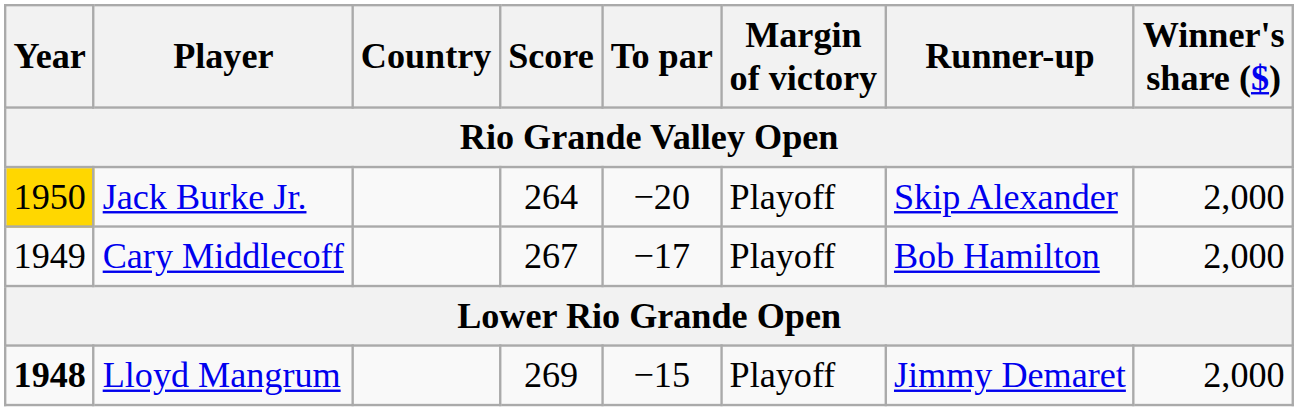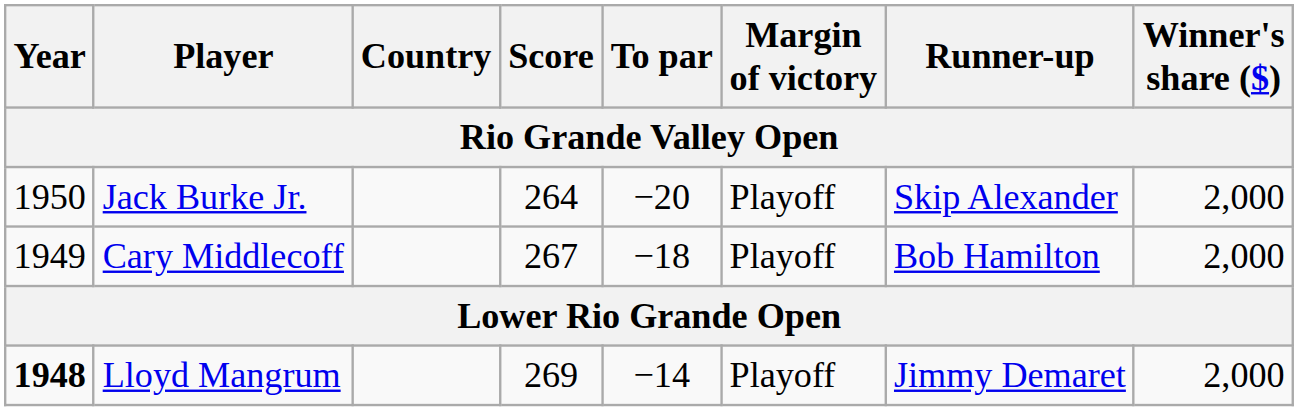(50, 196) gold background -> (50, 196) no background
(662, 256) −17 -> (662, 256) −18
(662, 375) −15 -> (662, 375) −14
